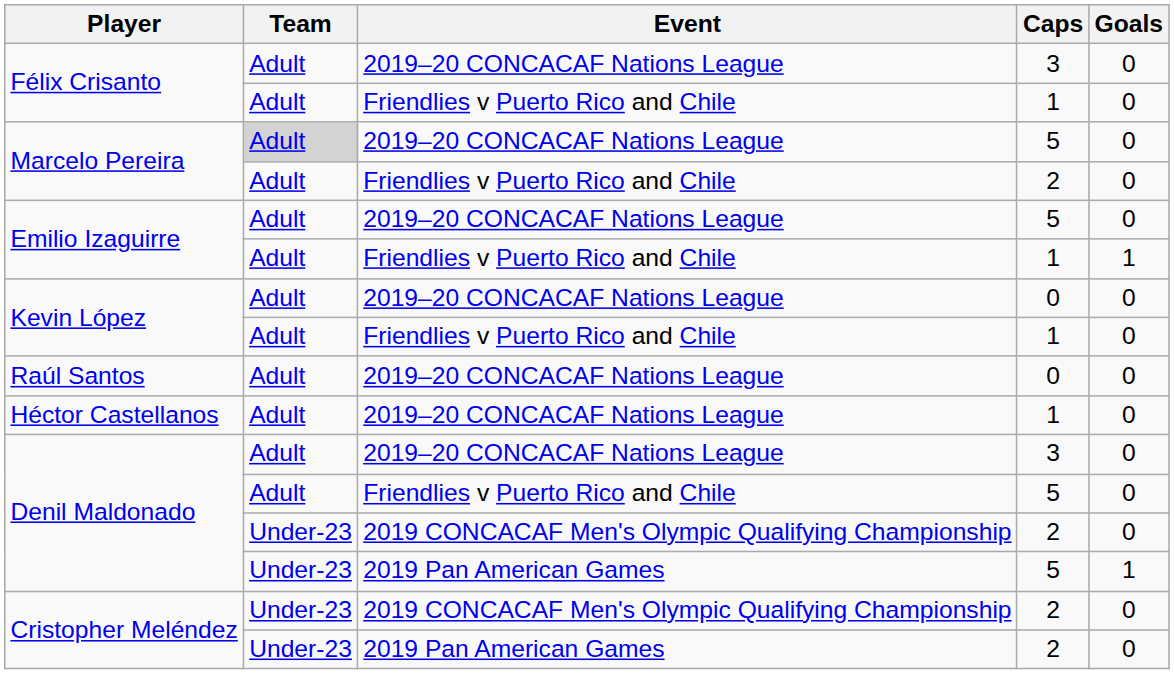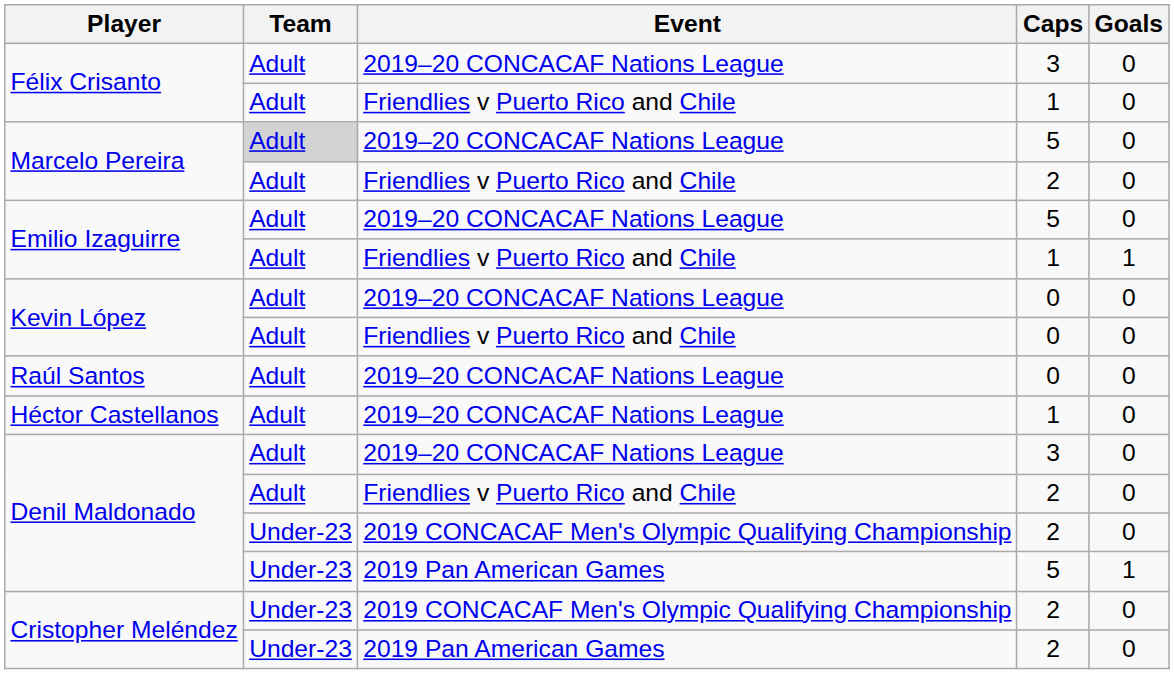(1053, 336) 1 -> (1053, 336) 0
(1053, 492) 5 -> (1053, 492) 2
